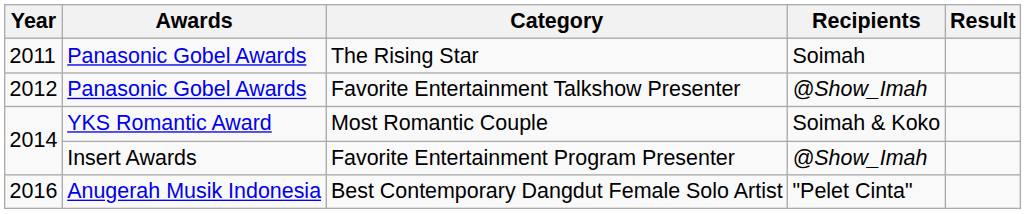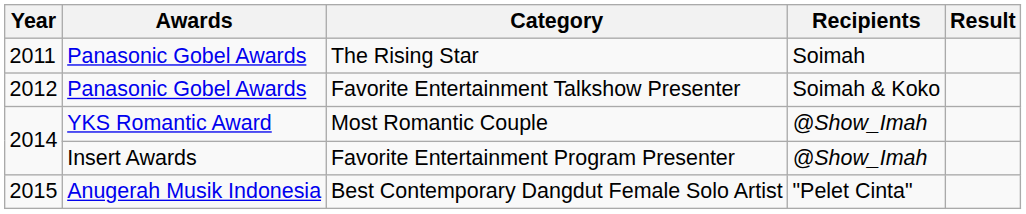(860, 89) @Show_Imah -> (866, 89) Soimah & Koko
(866, 123) Soimah & Koko -> (860, 123) @Show_Imah
(33, 191) 2016 -> (33, 191) 2015
